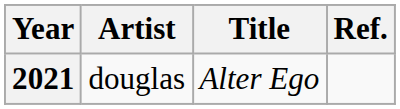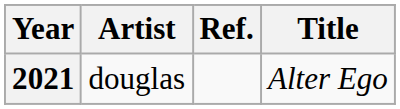columns swapped: (259, 29) <-> (361, 29)
